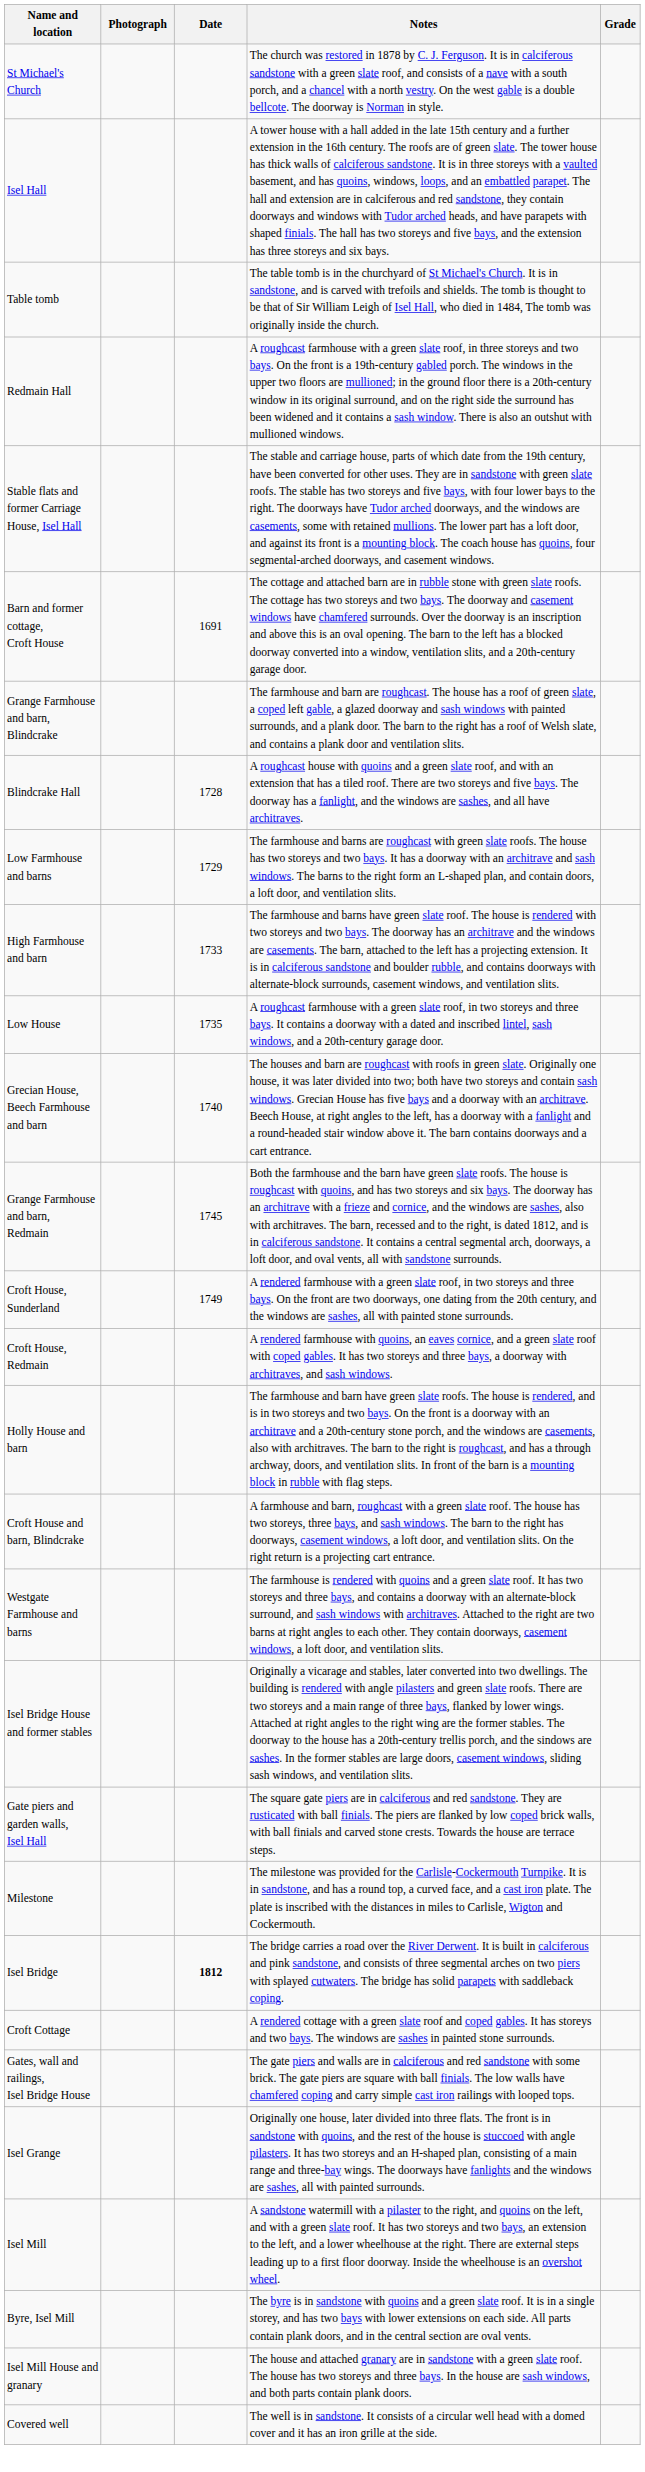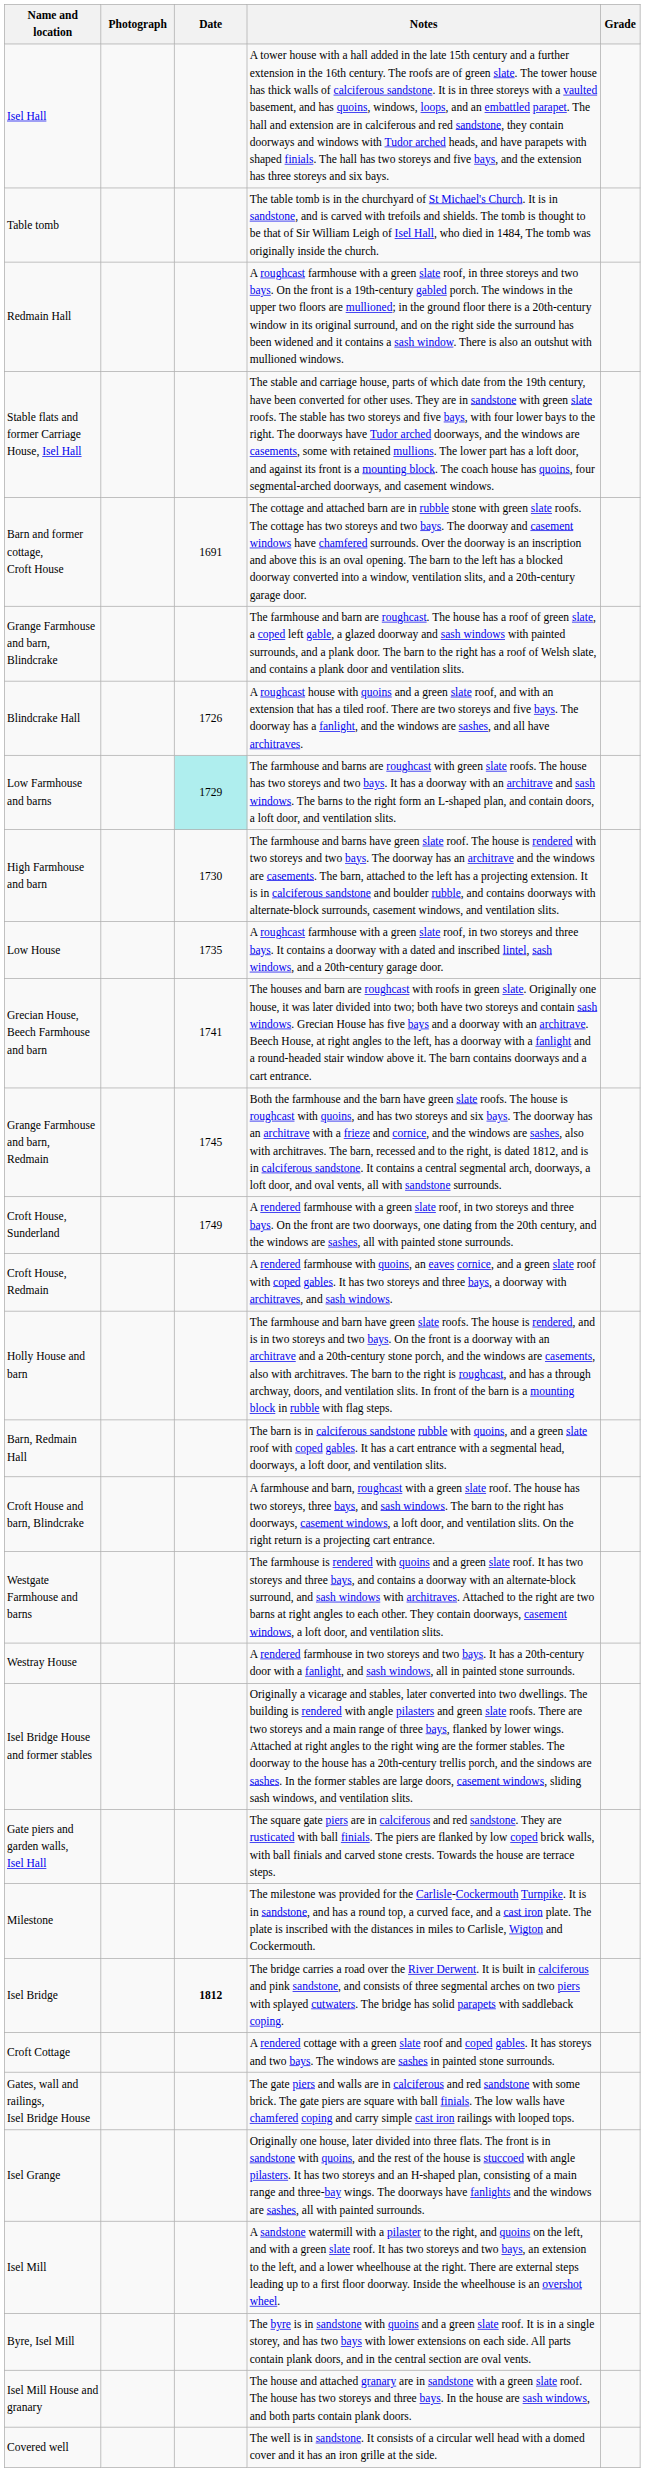- row: (35, 81)
(211, 792) 1728 -> (211, 718) 1726
(211, 867) no background -> (211, 792) paleturquoise background
(211, 950) 1733 -> (211, 875) 1730
(211, 1107) 1740 -> (211, 1033) 1741
+ row: (42, 1448)
+ row: (42, 1663)
